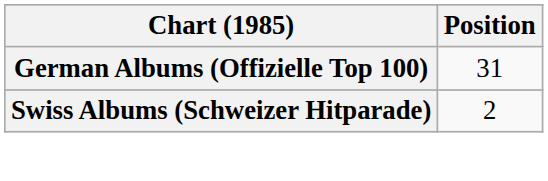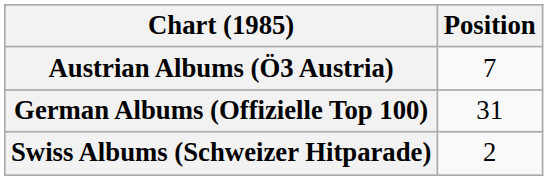+ row: (221, 68)
